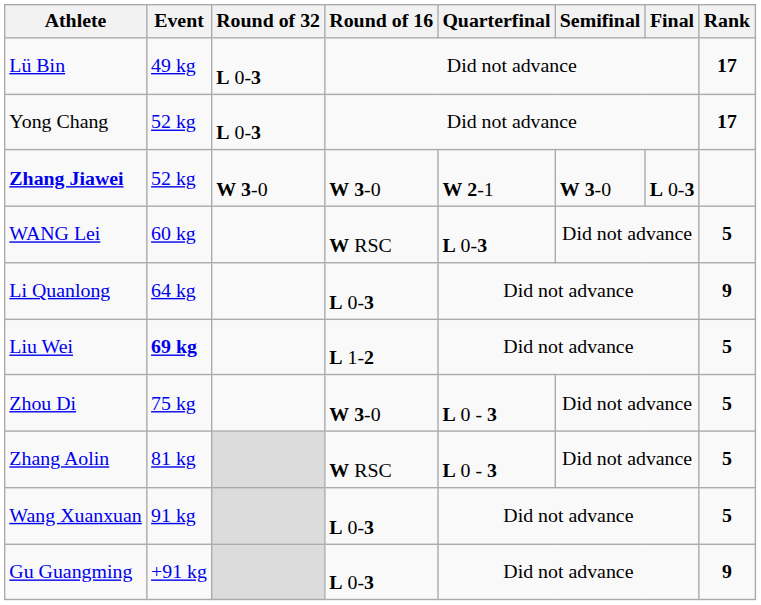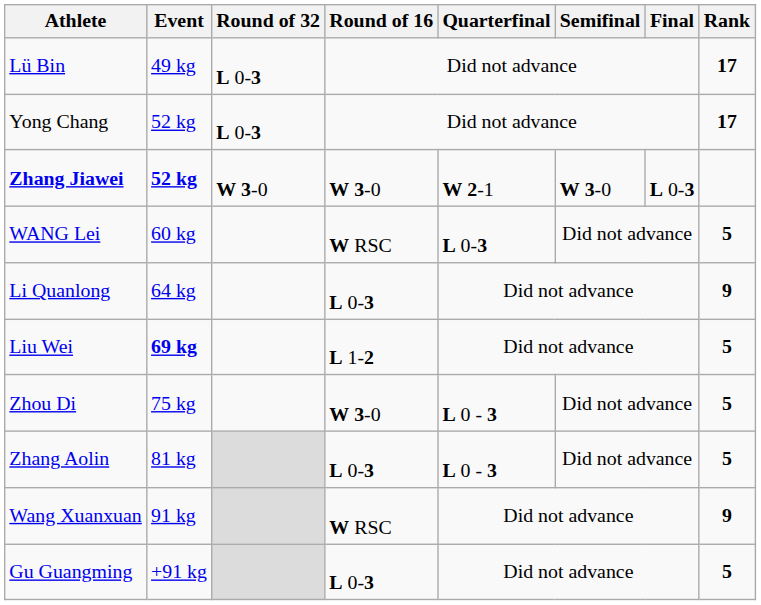(173, 178) normal -> (174, 178) bold
(361, 471) W RSC -> (352, 471) L 0-3
(352, 527) L 0-3 -> (361, 527) W RSC
(727, 515) 5 -> (727, 515) 9
(727, 571) 9 -> (727, 571) 5
